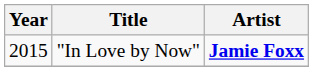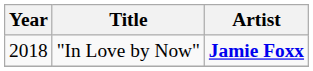(28, 50) 2015 -> (28, 50) 2018
